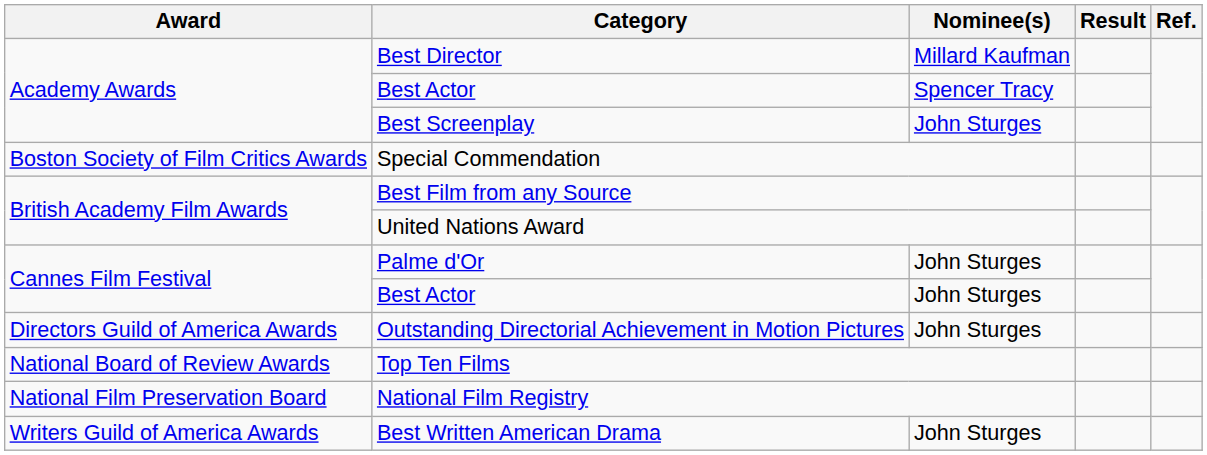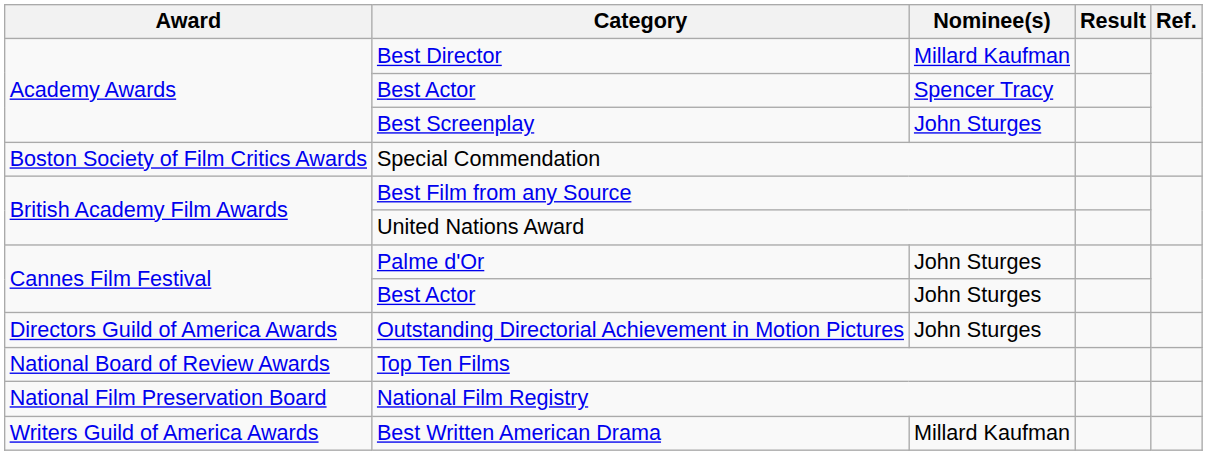(978, 432) John Sturges -> (992, 432) Millard Kaufman
